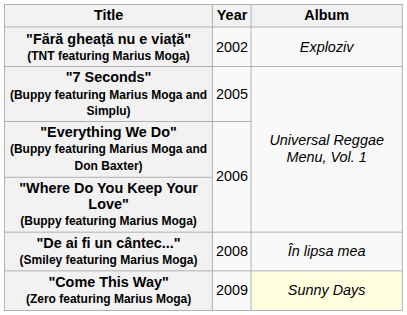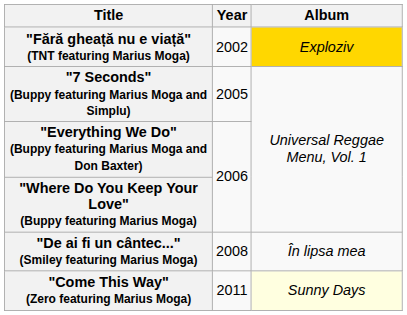(327, 46) no background -> (327, 46) gold background
(232, 290) 2009 -> (232, 290) 2011
